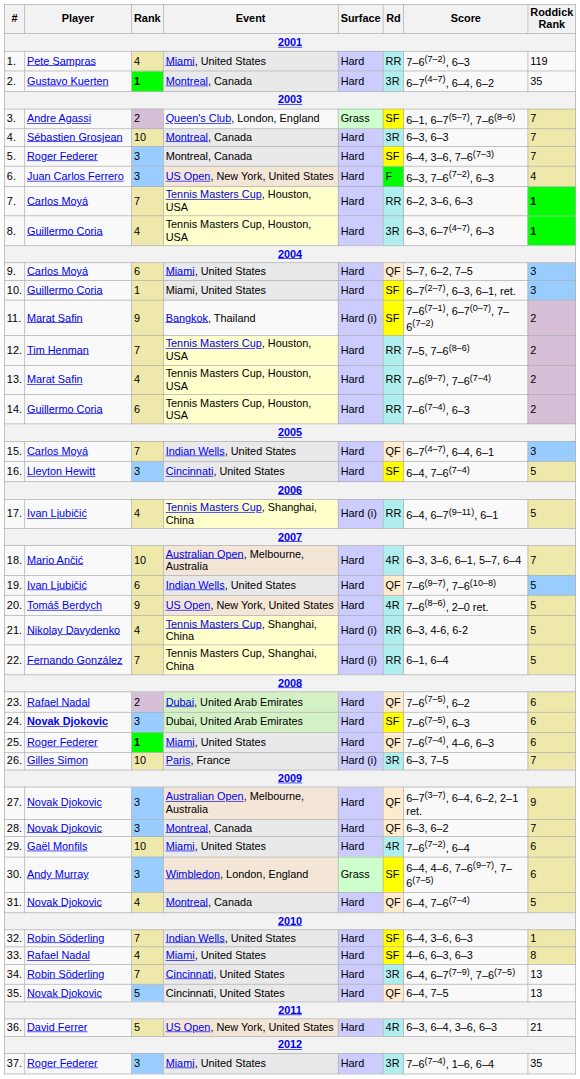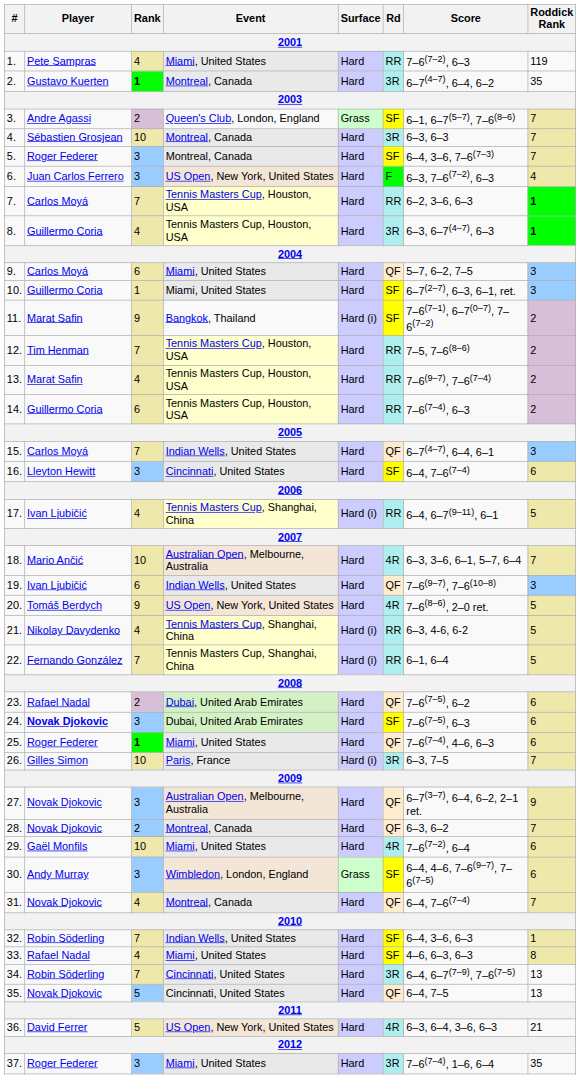(533, 471) 5 -> (533, 471) 6
(533, 585) 5 -> (533, 585) 3
(137, 828) 3 -> (137, 828) 2
(533, 902) 5 -> (533, 902) 7
